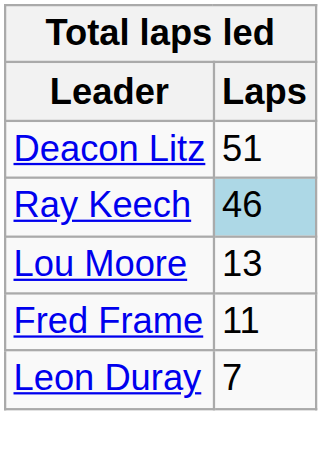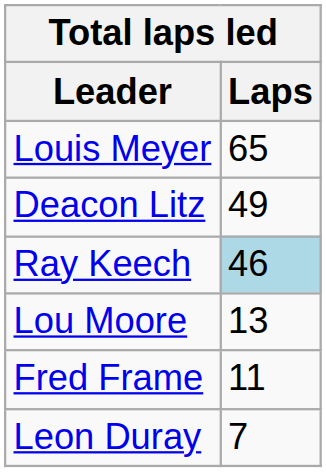+ row: (112, 148)
(242, 148) 51 -> (248, 206) 49
